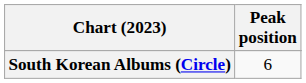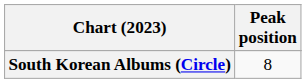(268, 64) 6 -> (268, 64) 8
